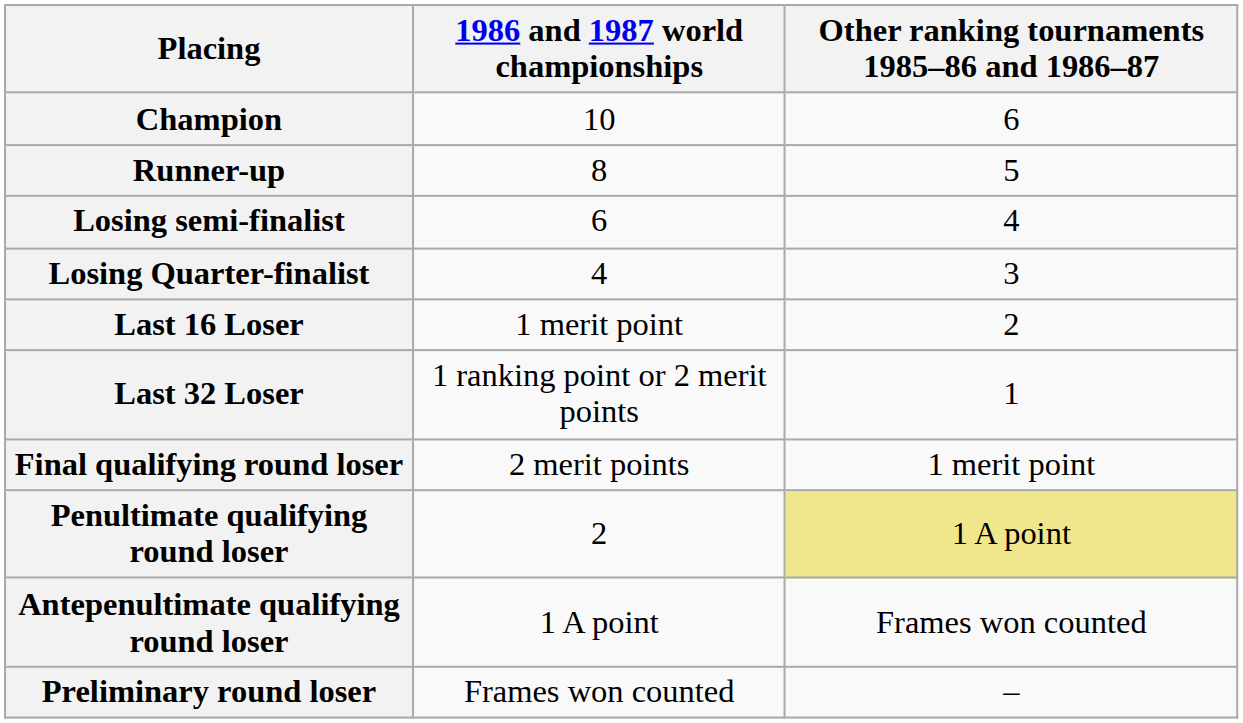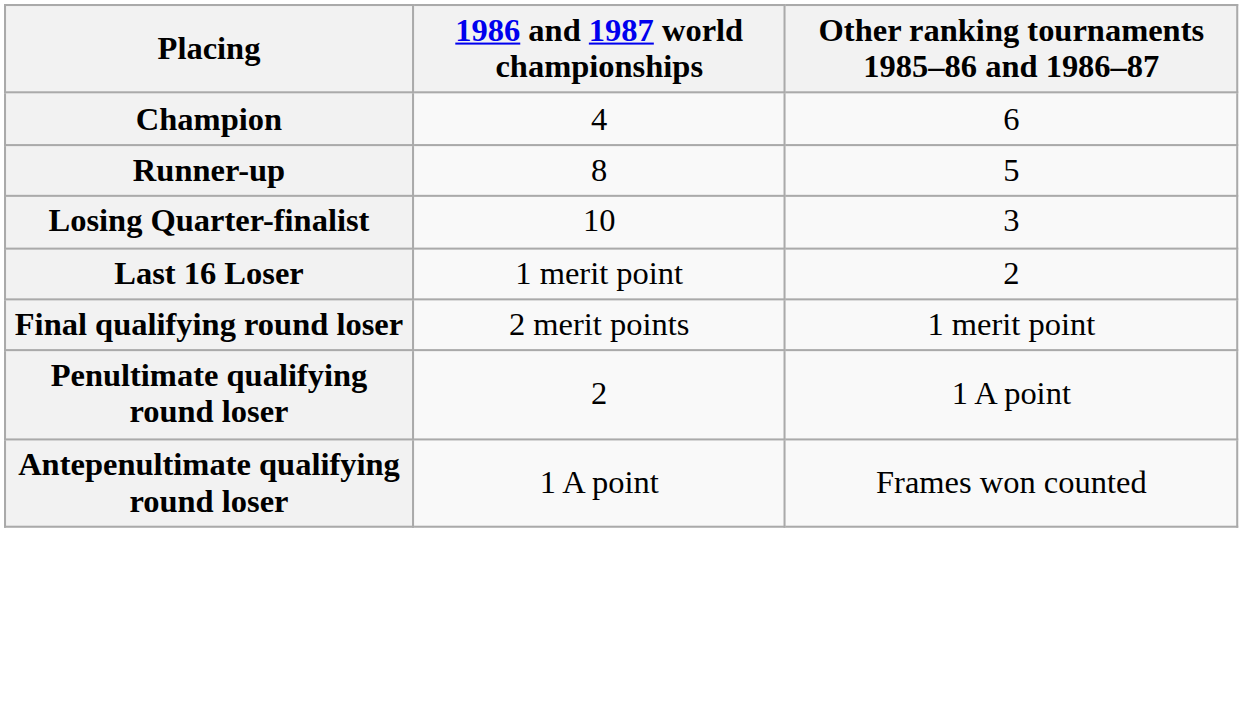(599, 118) 10 -> (599, 118) 4
- row: (209, 221)
(599, 272) 4 -> (599, 221) 10
- row: (209, 394)
(1011, 533) khaki background -> (1011, 394) no background
- row: (209, 691)
